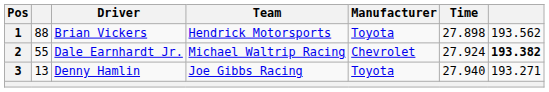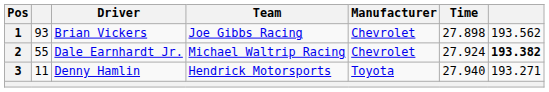(42, 34) 88 -> (42, 34) 93
(260, 34) Hendrick Motorsports -> (246, 34) Joe Gibbs Racing
(373, 34) Toyota -> (383, 34) Chevrolet
(42, 72) 13 -> (42, 72) 11
(246, 72) Joe Gibbs Racing -> (260, 72) Hendrick Motorsports
